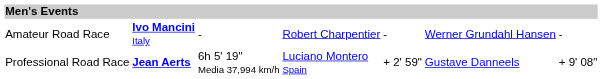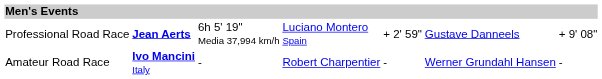rows swapped: (67, 62) <-> (57, 34)
